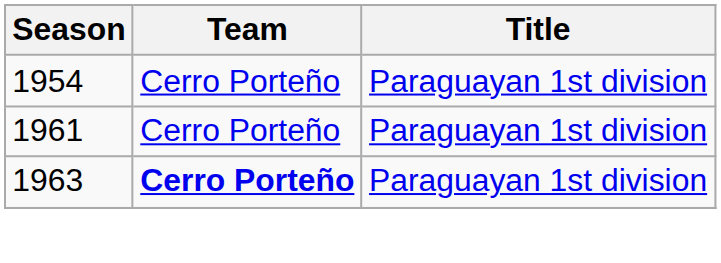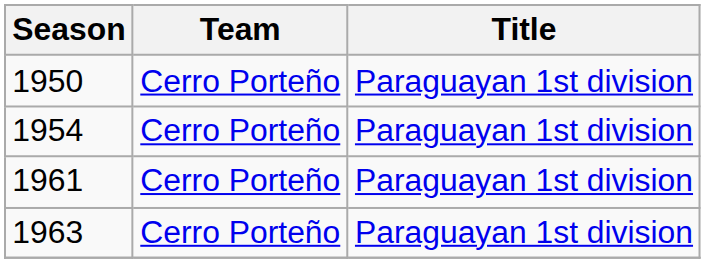+ row: (48, 80)
(247, 181) bold -> (240, 231) normal
